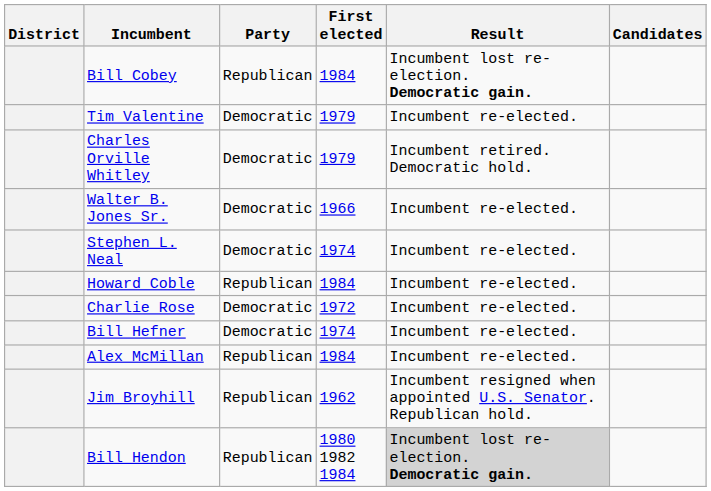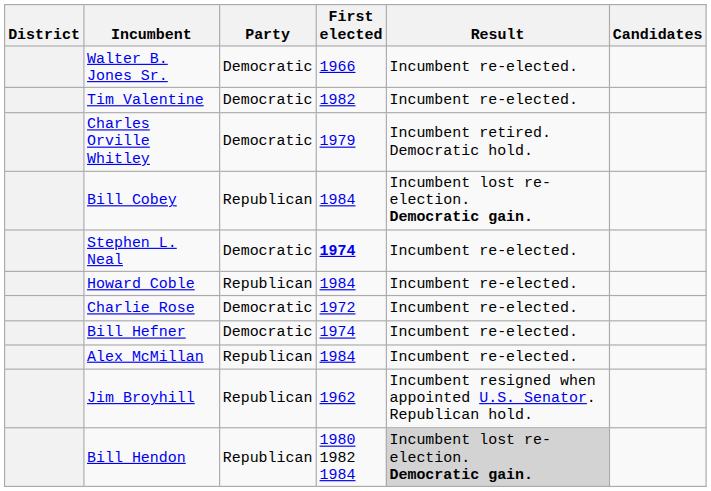rows swapped: (127, 209) <-> (132, 76)
(338, 117) 1979 -> (338, 100) 1982
(338, 251) normal -> (338, 251) bold
